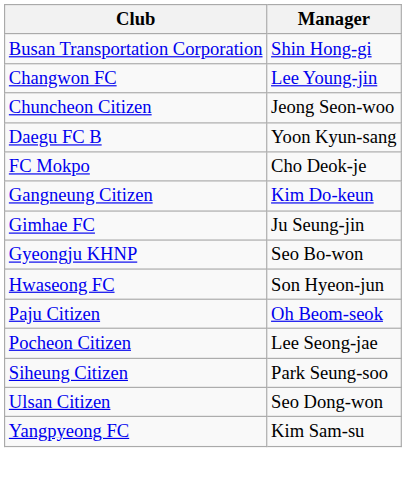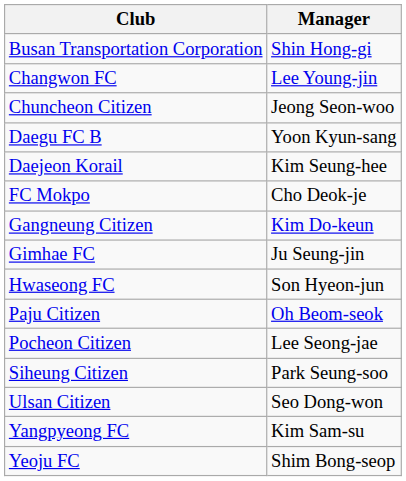+ row: (66, 166)
- row: (73, 254)
+ row: (44, 460)
